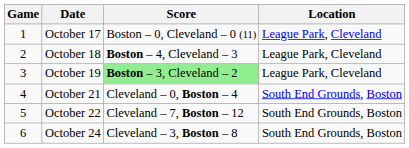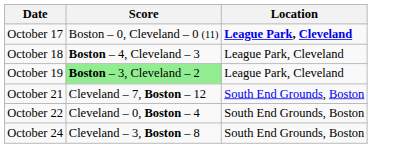- column: (23, 14)
(322, 34) normal -> (288, 34) bold
(172, 93) Cleveland – 0, Boston – 4 -> (137, 93) Cleveland – 7, Boston – 12
(175, 113) Cleveland – 7, Boston – 12 -> (134, 113) Cleveland – 0, Boston – 4
